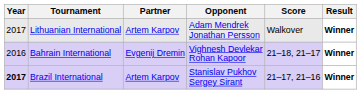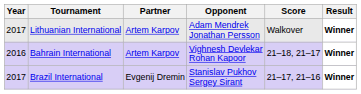(155, 54) Evgenij Dremin -> (152, 54) Artem Karpov
(16, 78) bold -> (16, 78) normal
(152, 78) Artem Karpov -> (155, 78) Evgenij Dremin
